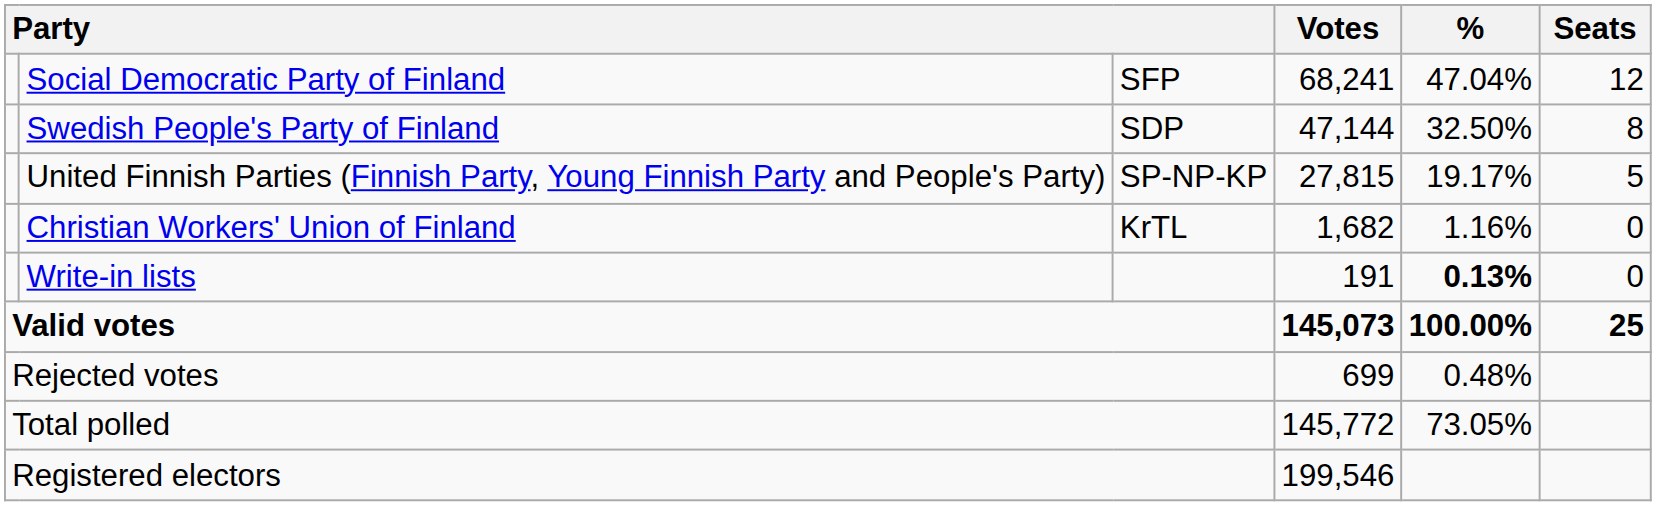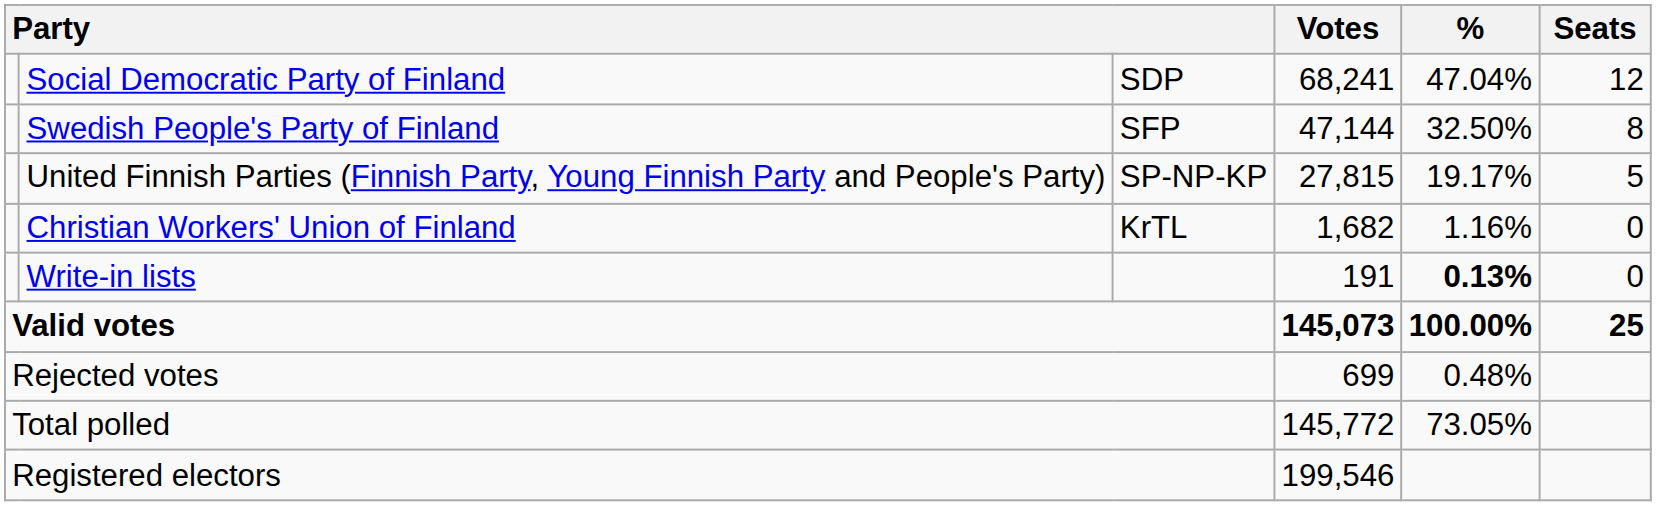(1150, 78) SFP -> (1152, 78) SDP
(1152, 128) SDP -> (1150, 128) SFP
